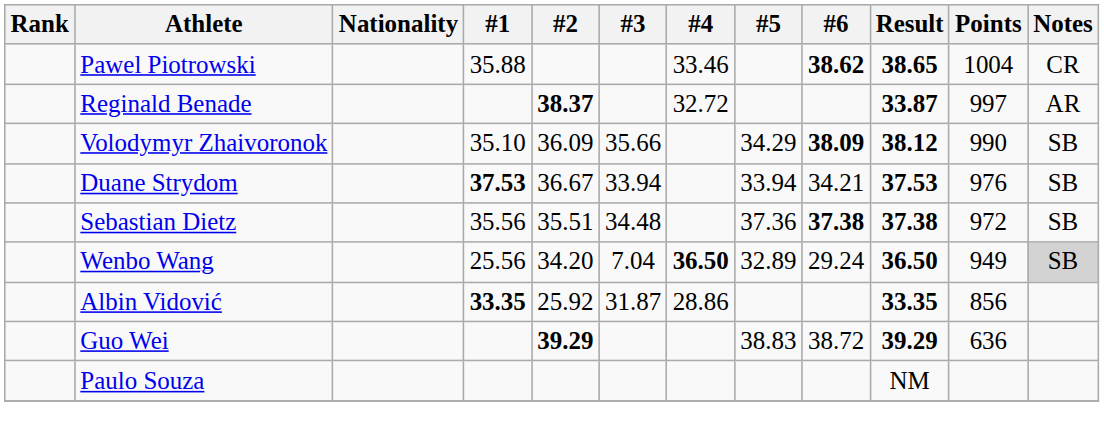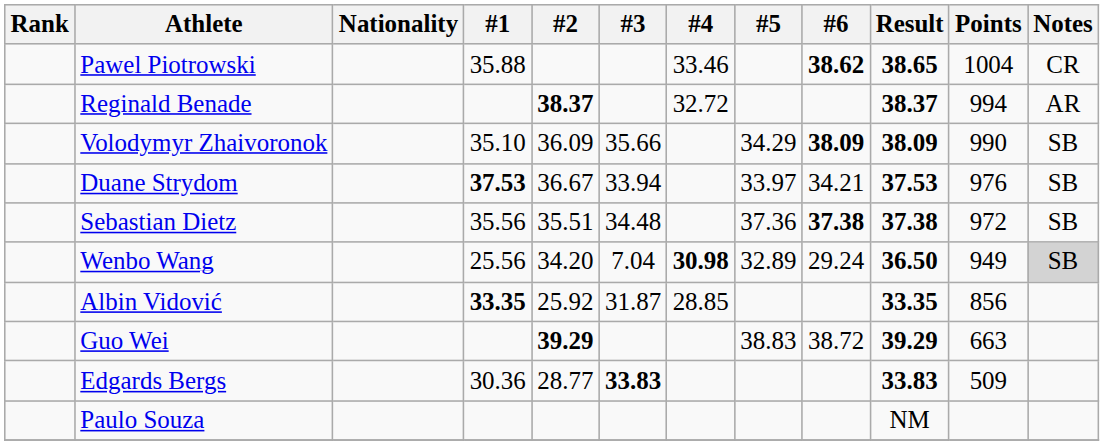(910, 103) 33.87 -> (910, 103) 38.37
(988, 103) 997 -> (988, 103) 994
(910, 143) 38.12 -> (910, 143) 38.09
(768, 182) 33.94 -> (768, 182) 33.97
(701, 261) 36.50 -> (701, 261) 30.98
(701, 301) 28.86 -> (701, 301) 28.85
(988, 340) 636 -> (988, 340) 663
+ row: (153, 380)
